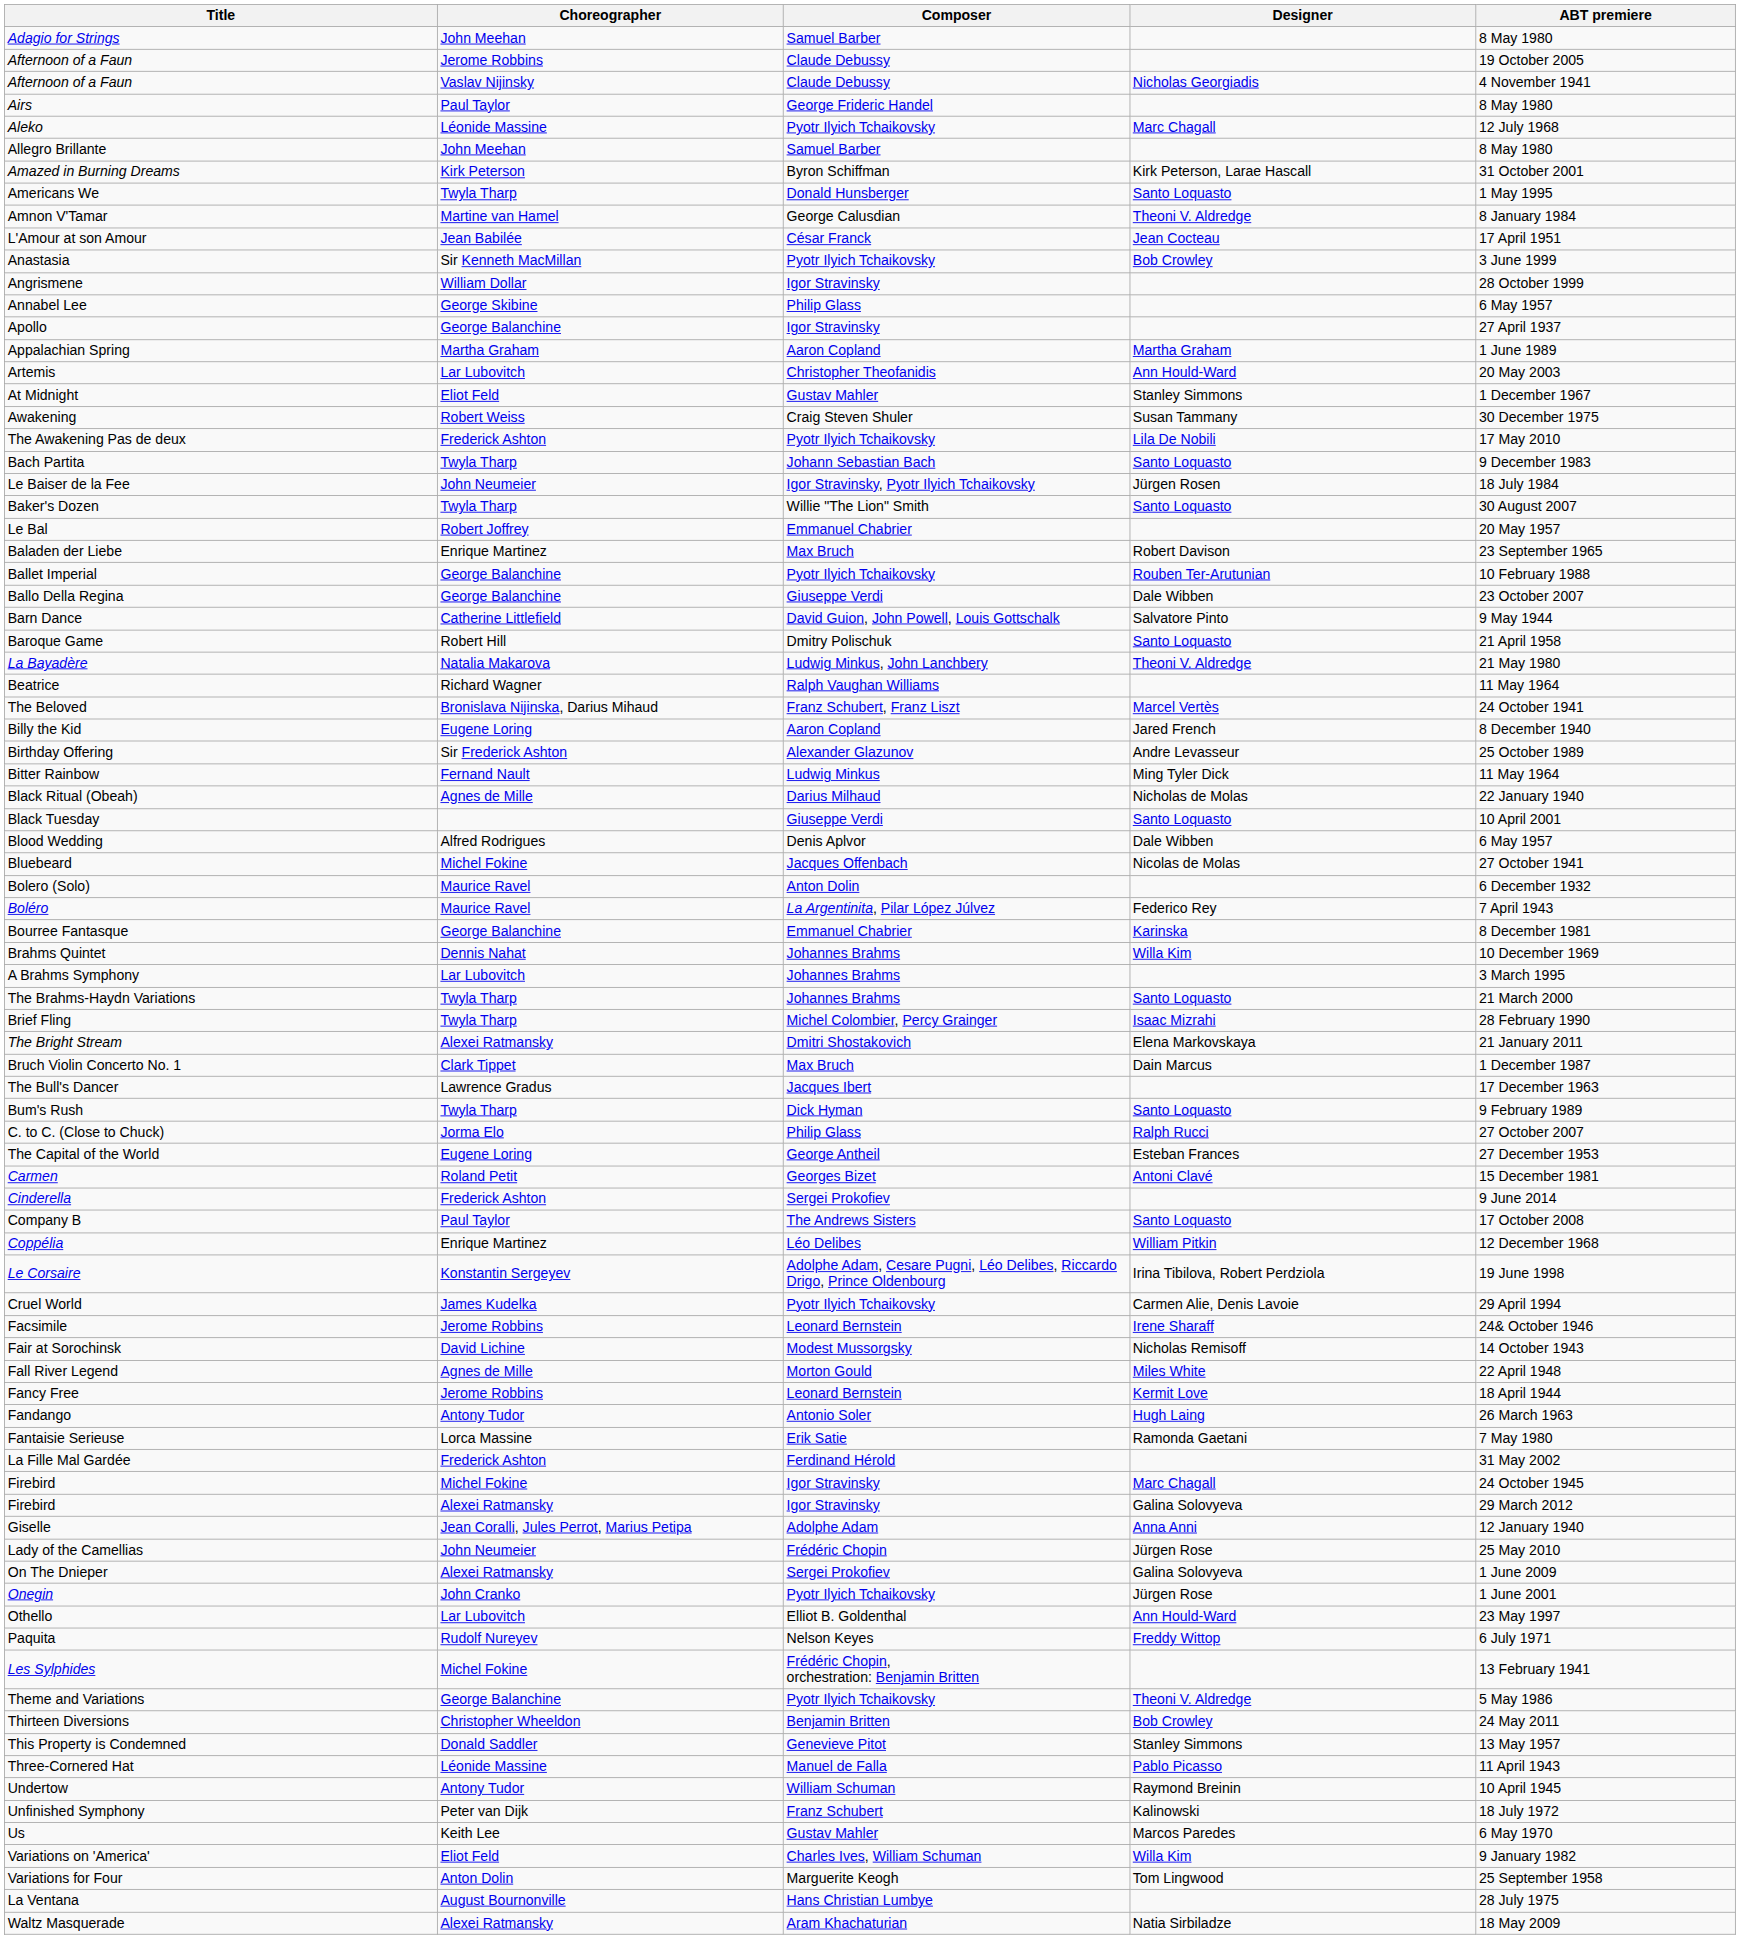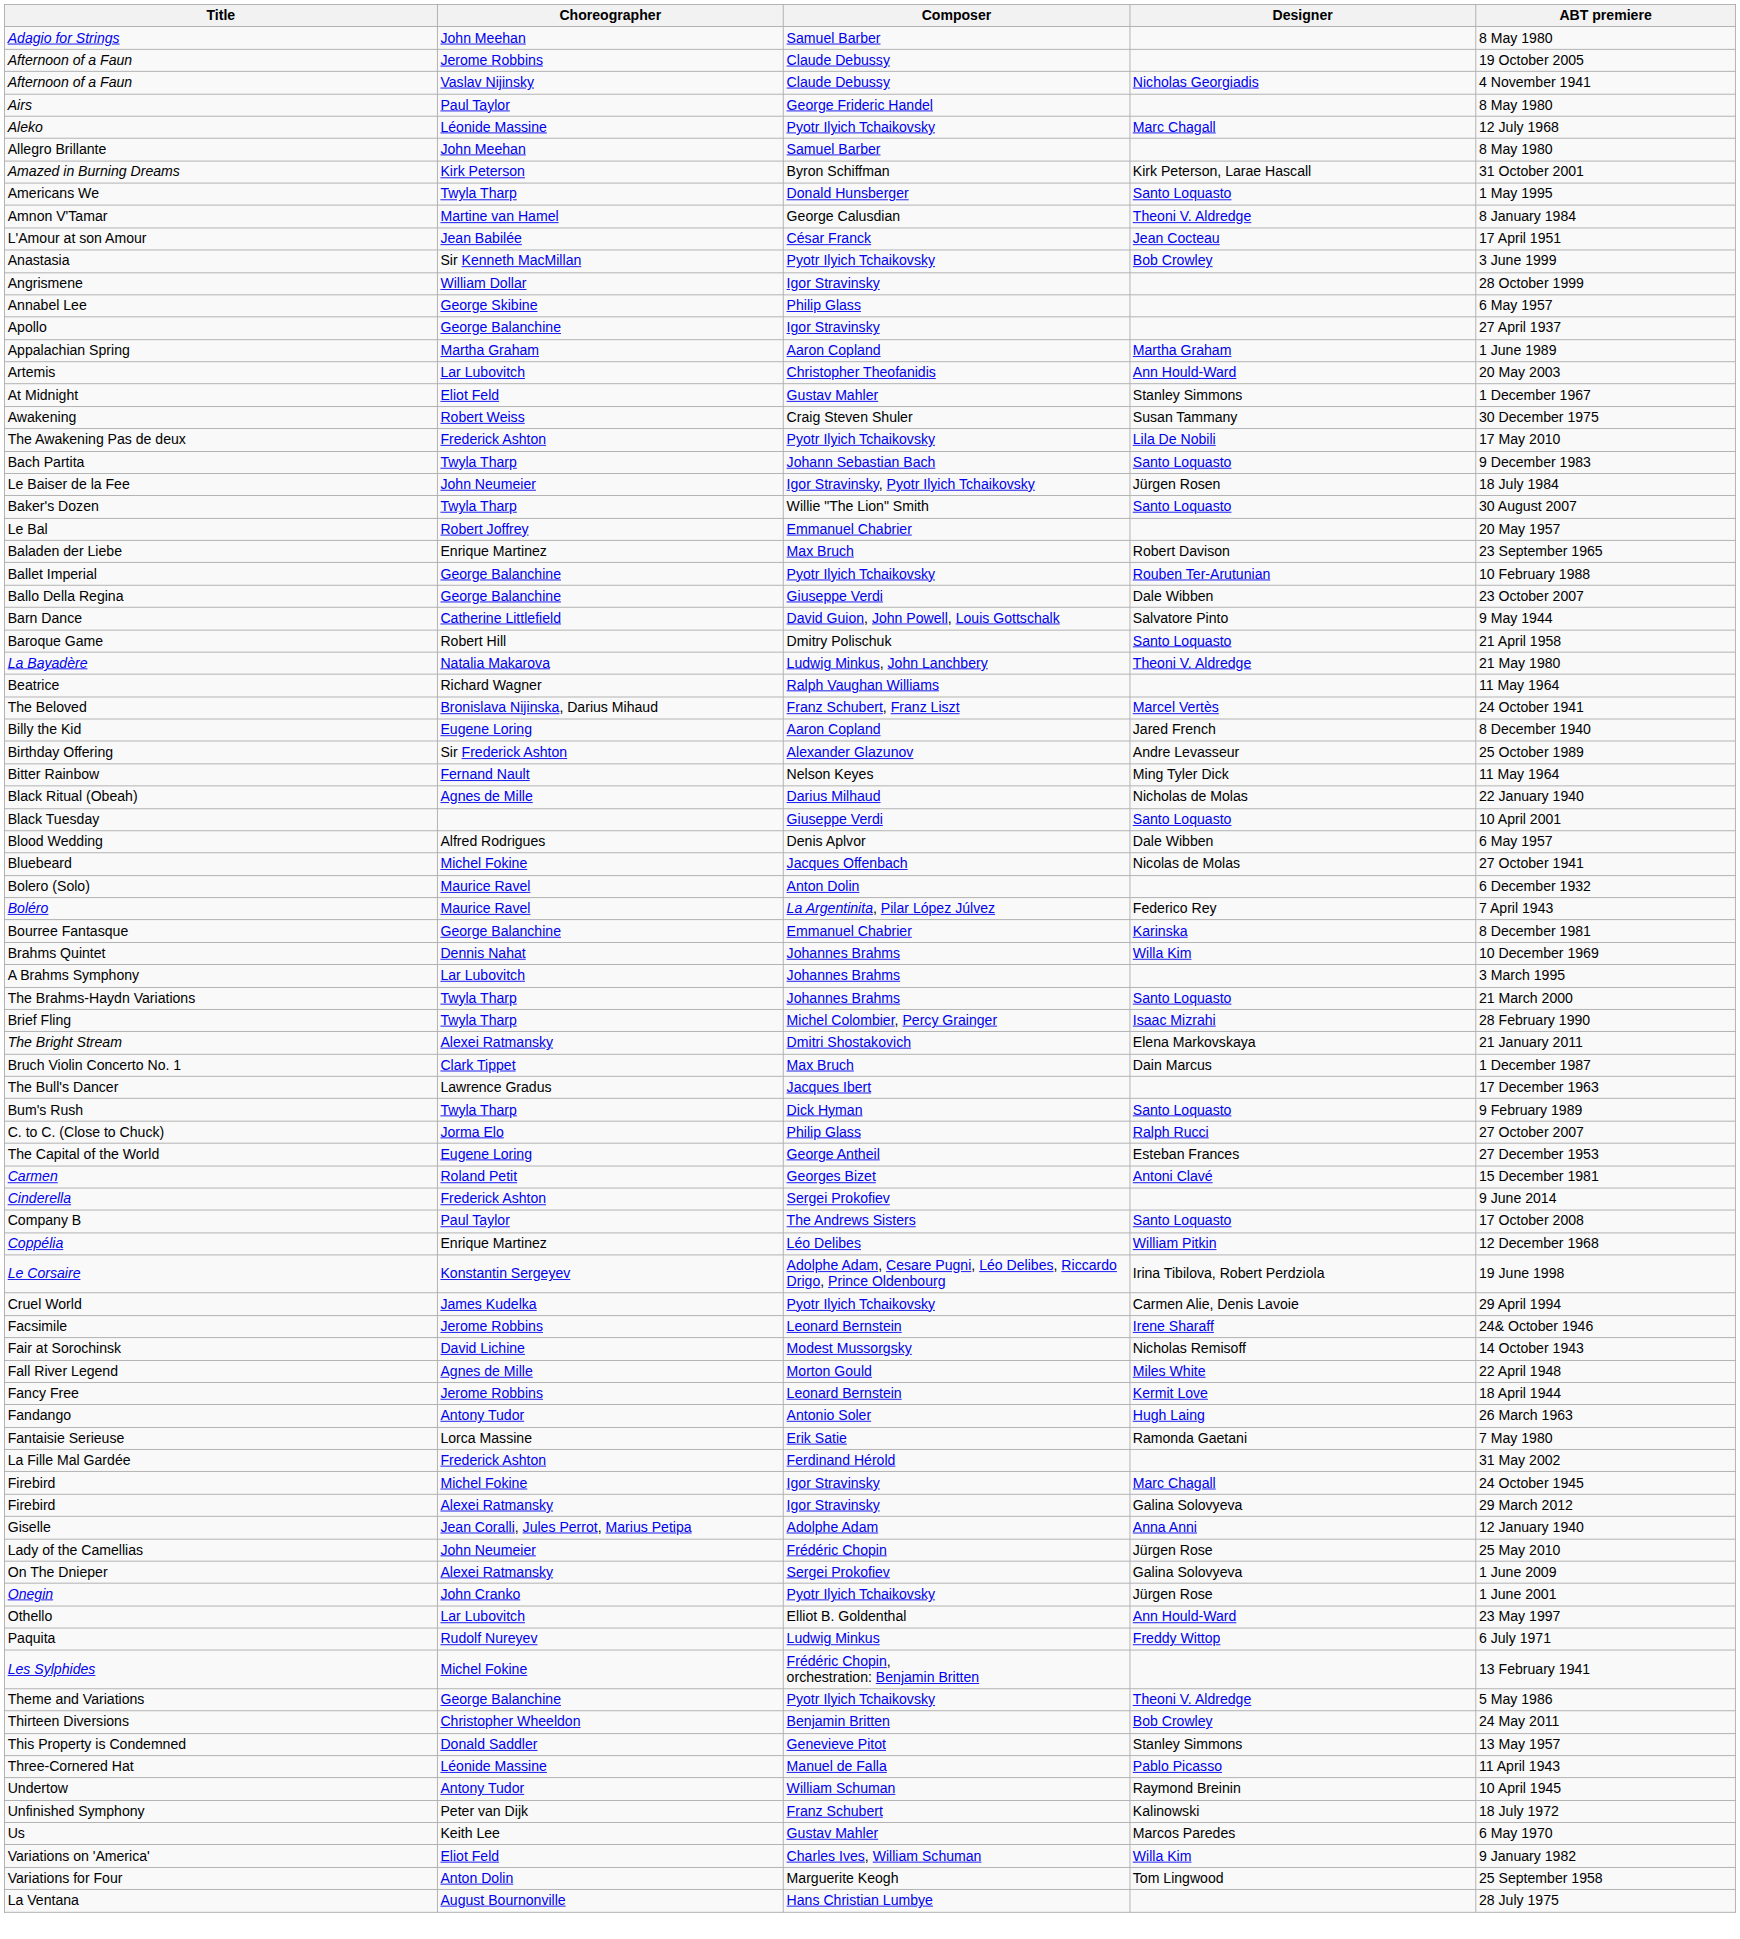(833, 774) Ludwig Minkus -> (830, 774) Nelson Keyes
(830, 1639) Nelson Keyes -> (833, 1639) Ludwig Minkus
- row: (66, 1923)
